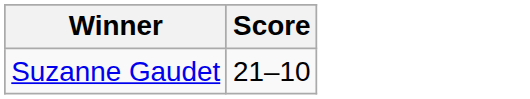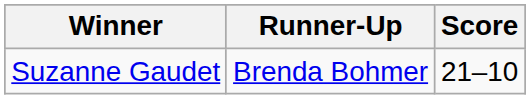+ column: (331, 26)
